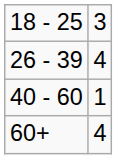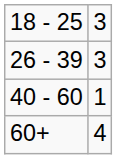(100, 60) 4 -> (100, 60) 3
